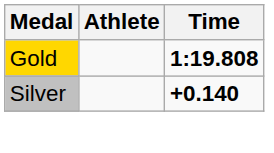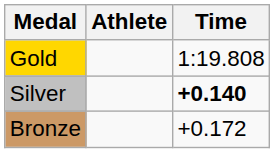(214, 57) bold -> (221, 57) normal
+ row: (45, 128)
